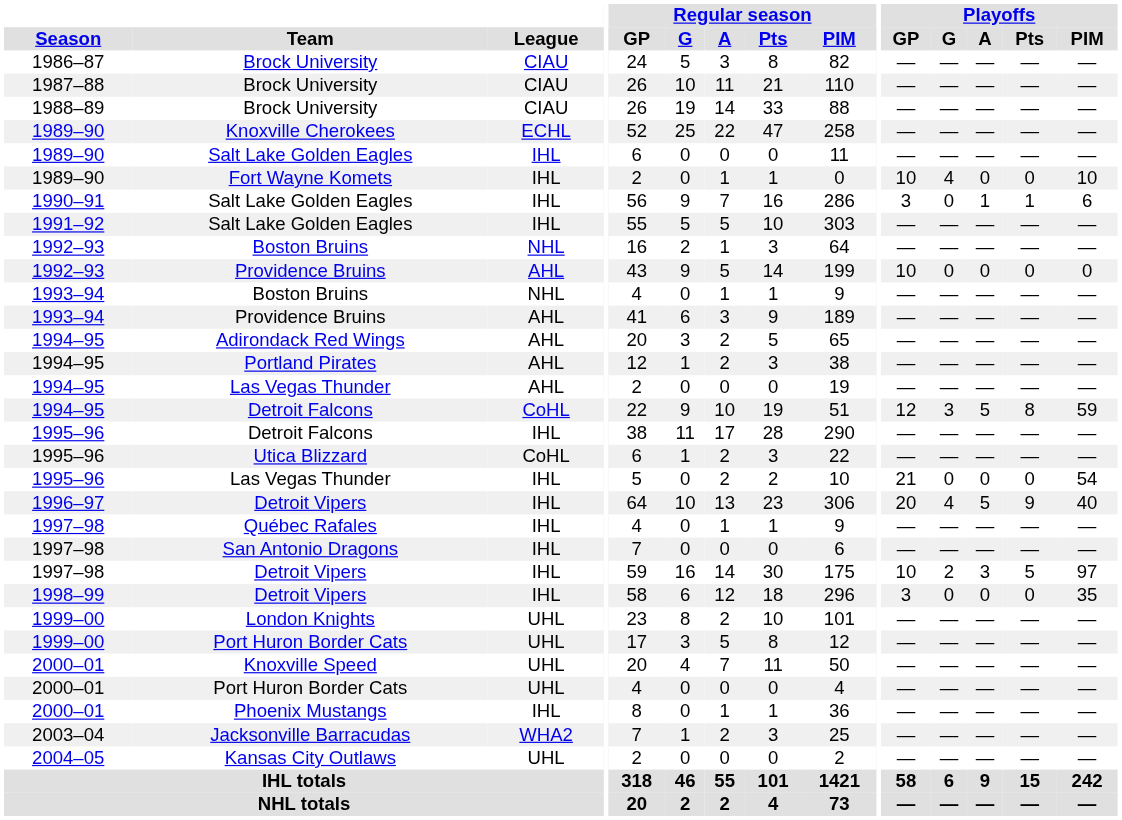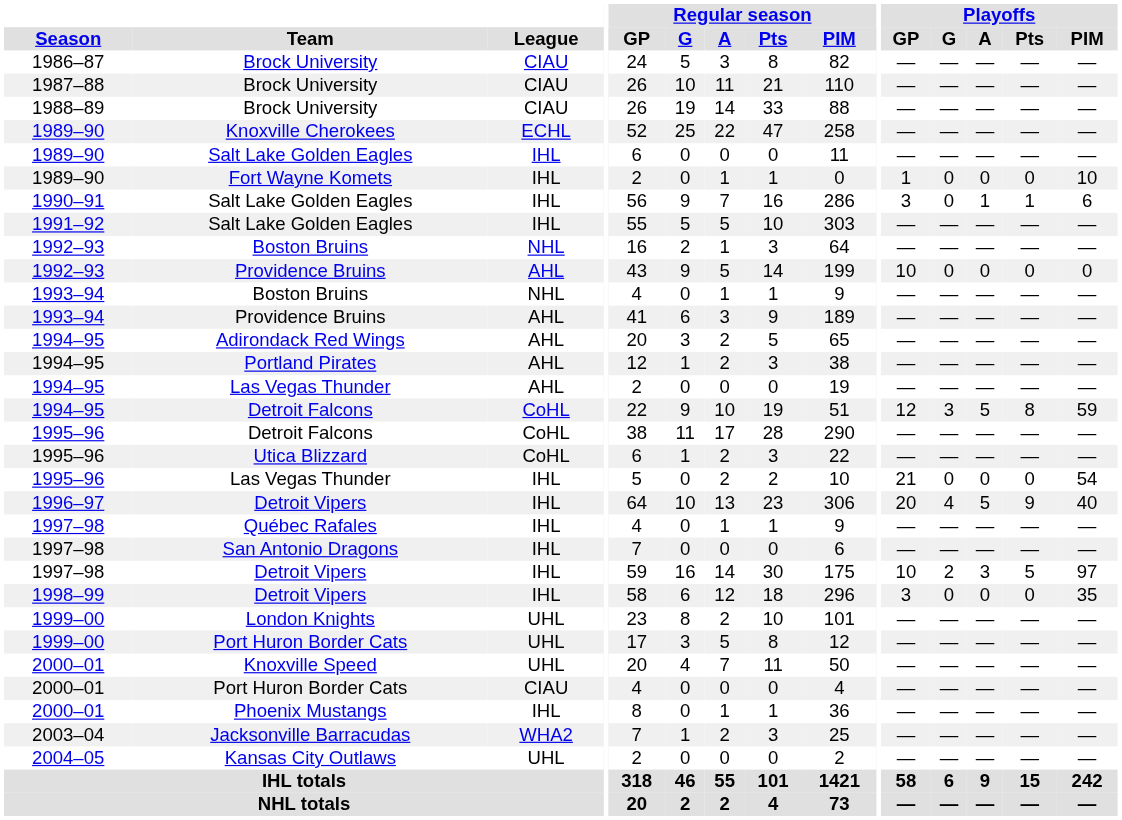(906, 177) 10 -> (906, 177) 1
(949, 177) 4 -> (949, 177) 0
(546, 433) IHL -> (546, 433) CoHL
(546, 688) UHL -> (546, 688) CIAU
